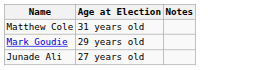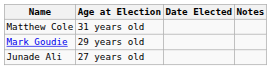+ column: (199, 12)
